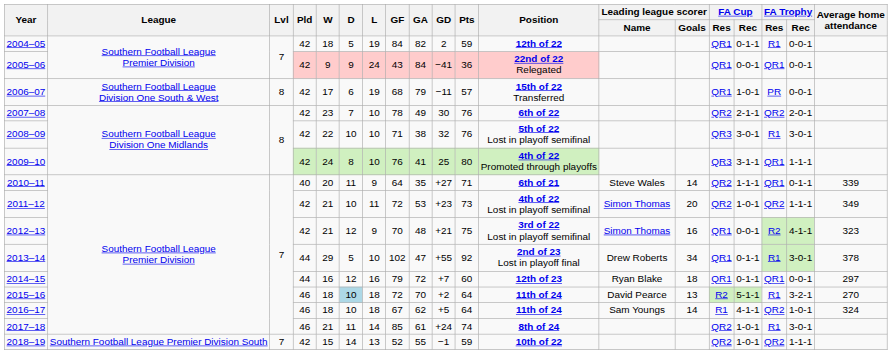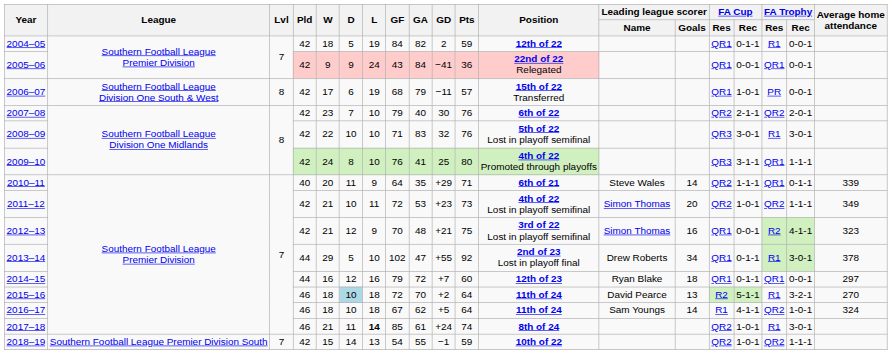(397, 113) 78 -> (397, 113) 79
(421, 113) 49 -> (421, 113) 40
(421, 134) 38 -> (421, 134) 83
(444, 182) +27 -> (444, 182) +29
(374, 326) normal -> (374, 326) bold
(397, 342) 52 -> (397, 342) 54
